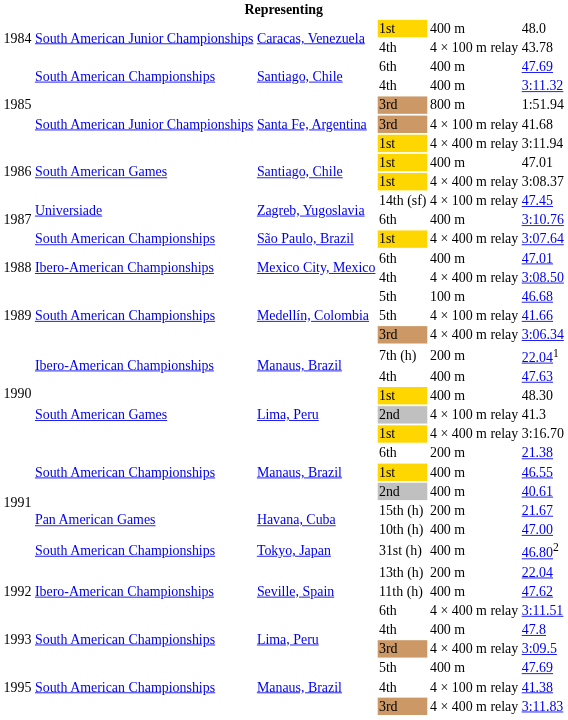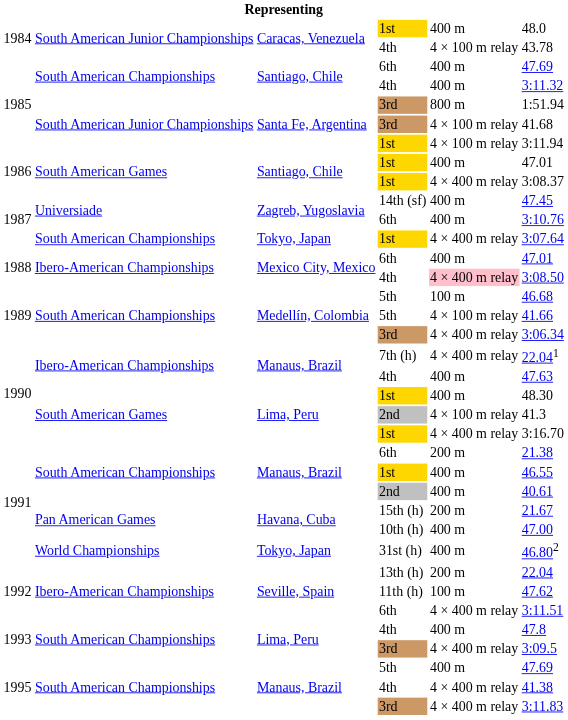(474, 143) 4 × 400 m relay -> (474, 143) 4 × 100 m relay
(474, 200) 4 × 100 m relay -> (448, 200) 400 m
(305, 239) São Paulo, Brazil -> (294, 239) Tokyo, Japan
(474, 277) no background -> (474, 277) pink background
(448, 355) 200 m -> (474, 355) 4 × 400 m relay
(125, 551) South American Championships -> (97, 551) World Championships
(448, 591) 400 m -> (448, 591) 100 m
(474, 686) 4 × 100 m relay -> (474, 686) 4 × 400 m relay
